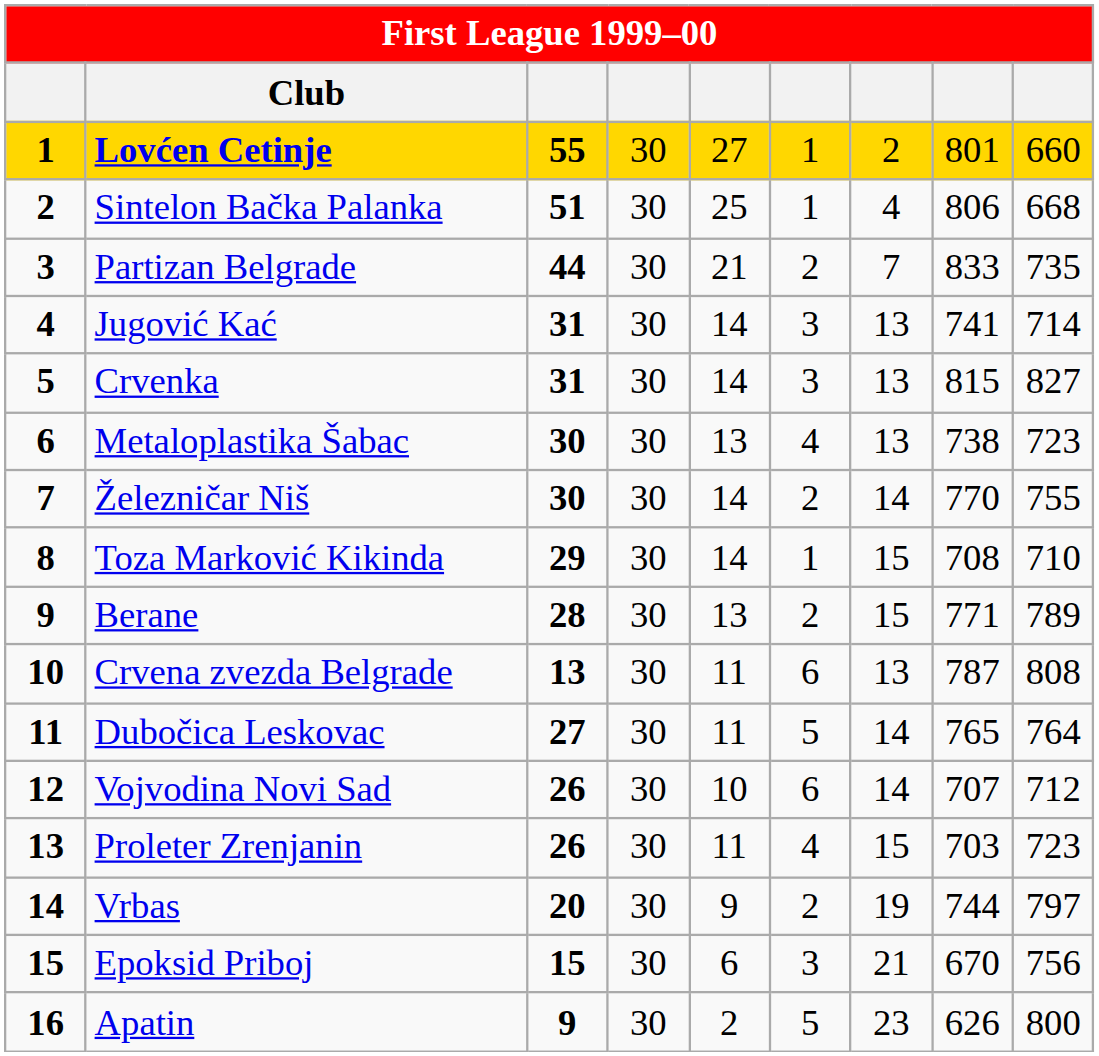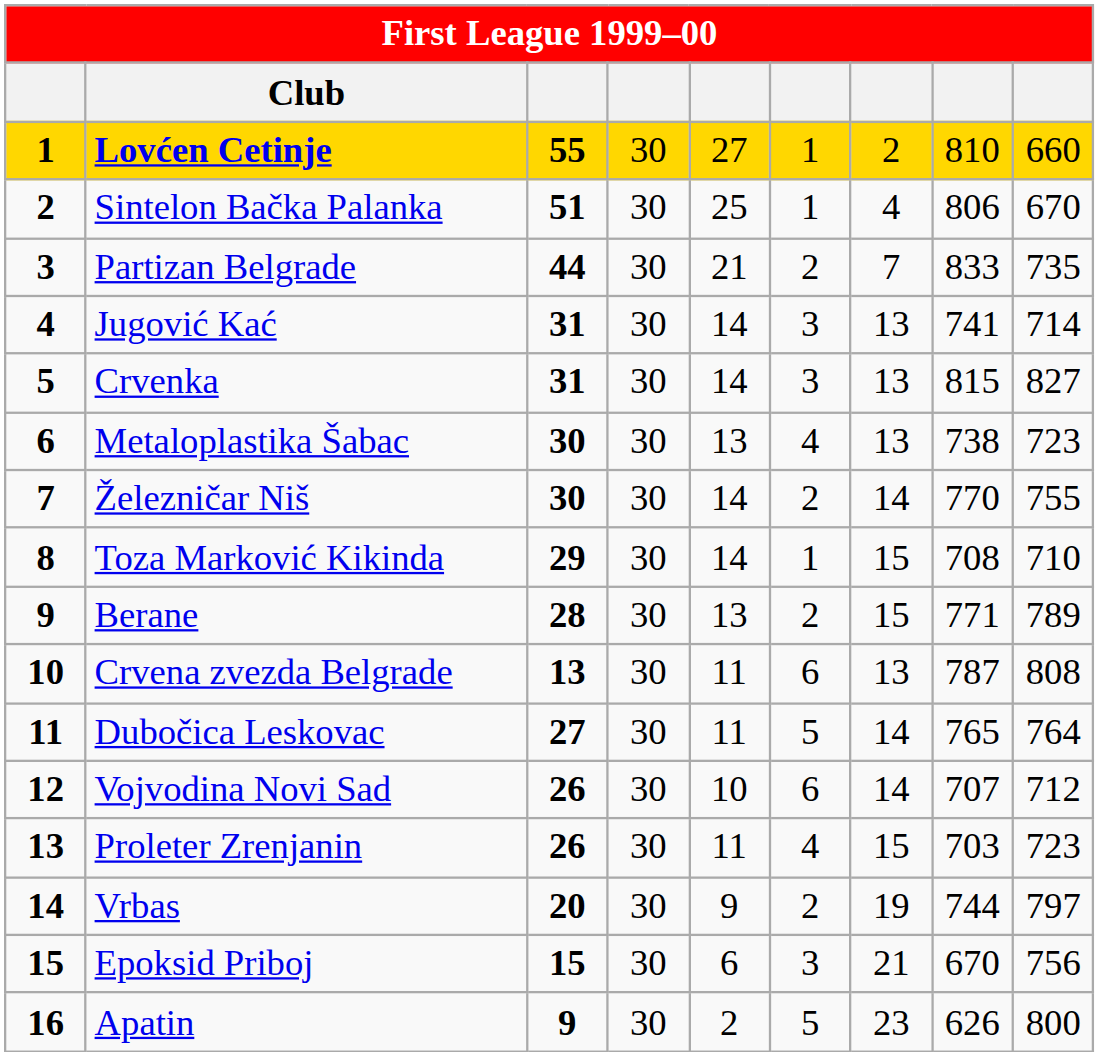(972, 149) 801 -> (972, 149) 810
(1053, 207) 668 -> (1053, 207) 670
